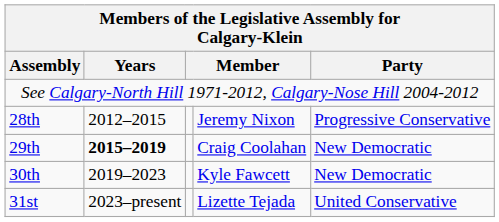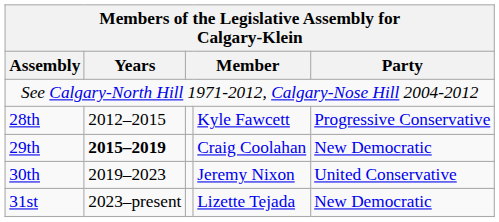(246, 120) Jeremy Nixon -> (244, 120) Kyle Fawcett
(244, 174) Kyle Fawcett -> (246, 174) Jeremy Nixon
(373, 174) New Democratic -> (385, 174) United Conservative
(385, 202) United Conservative -> (373, 202) New Democratic
